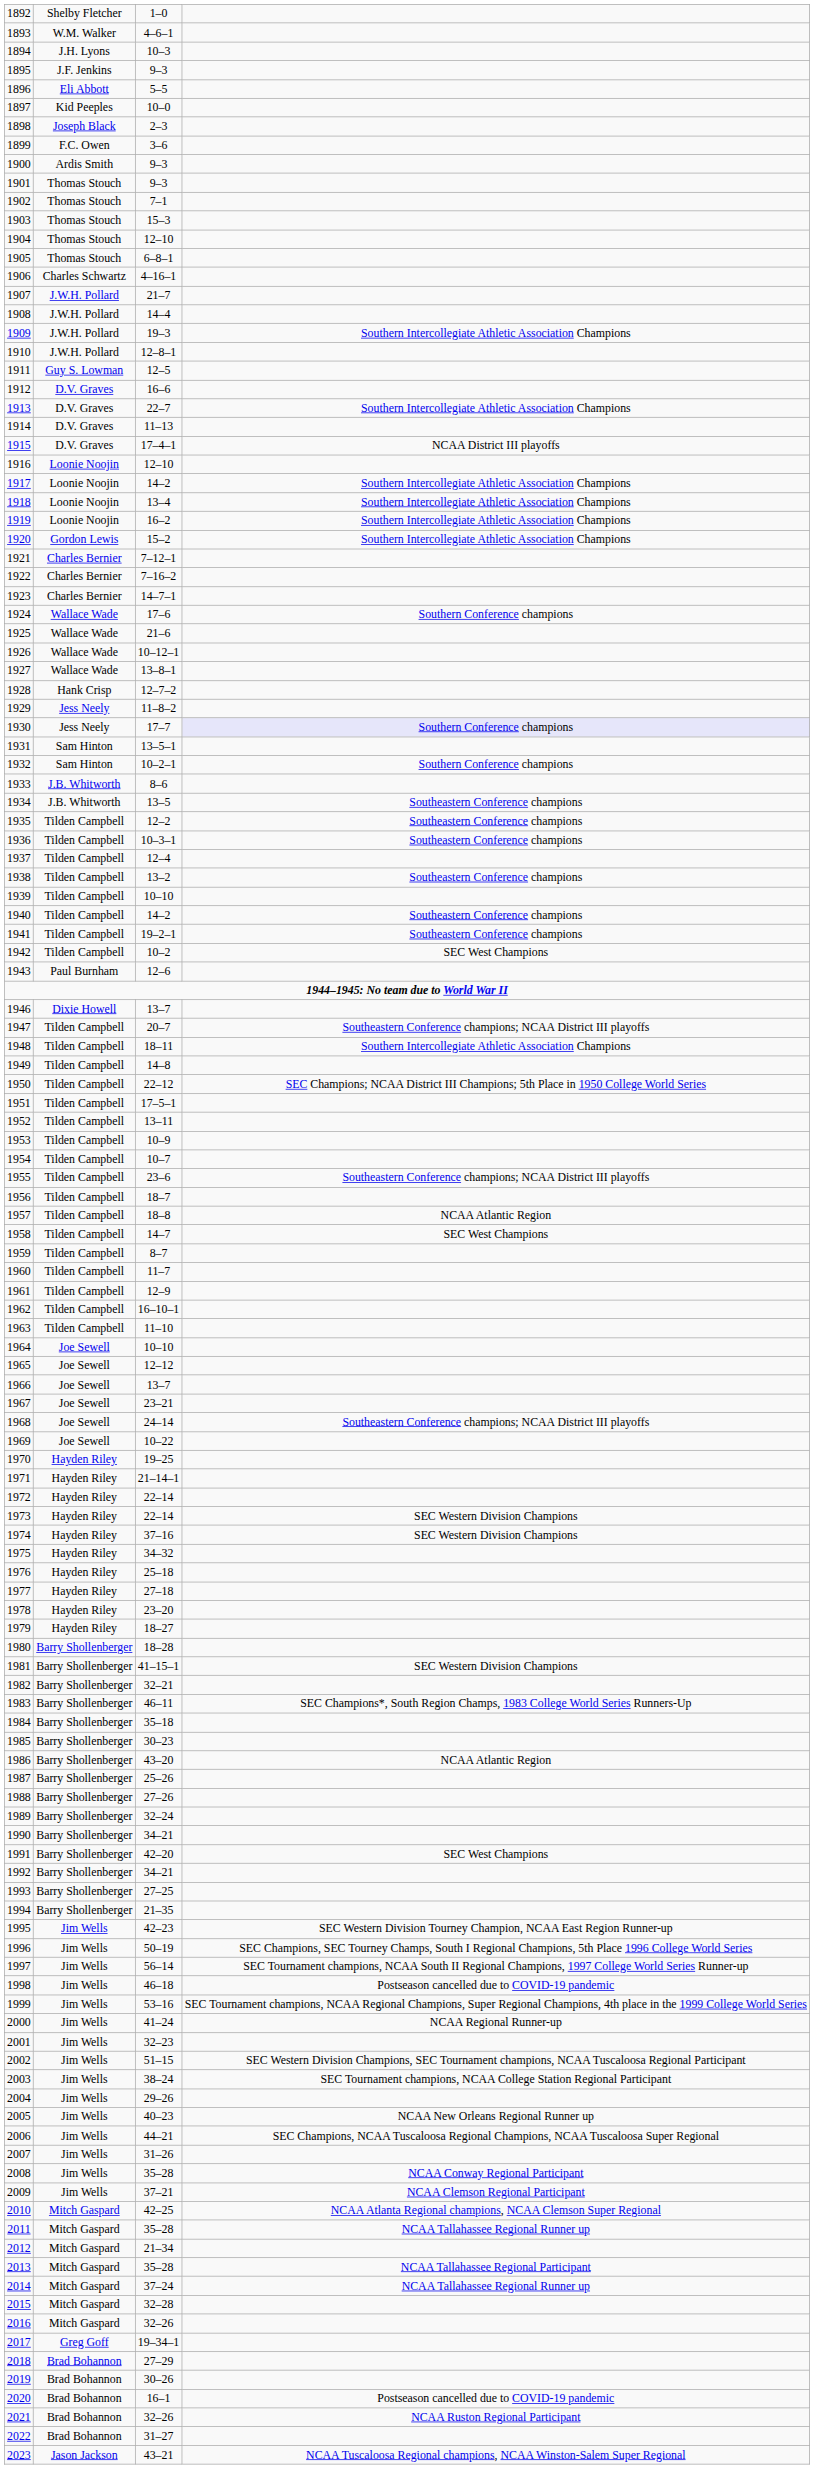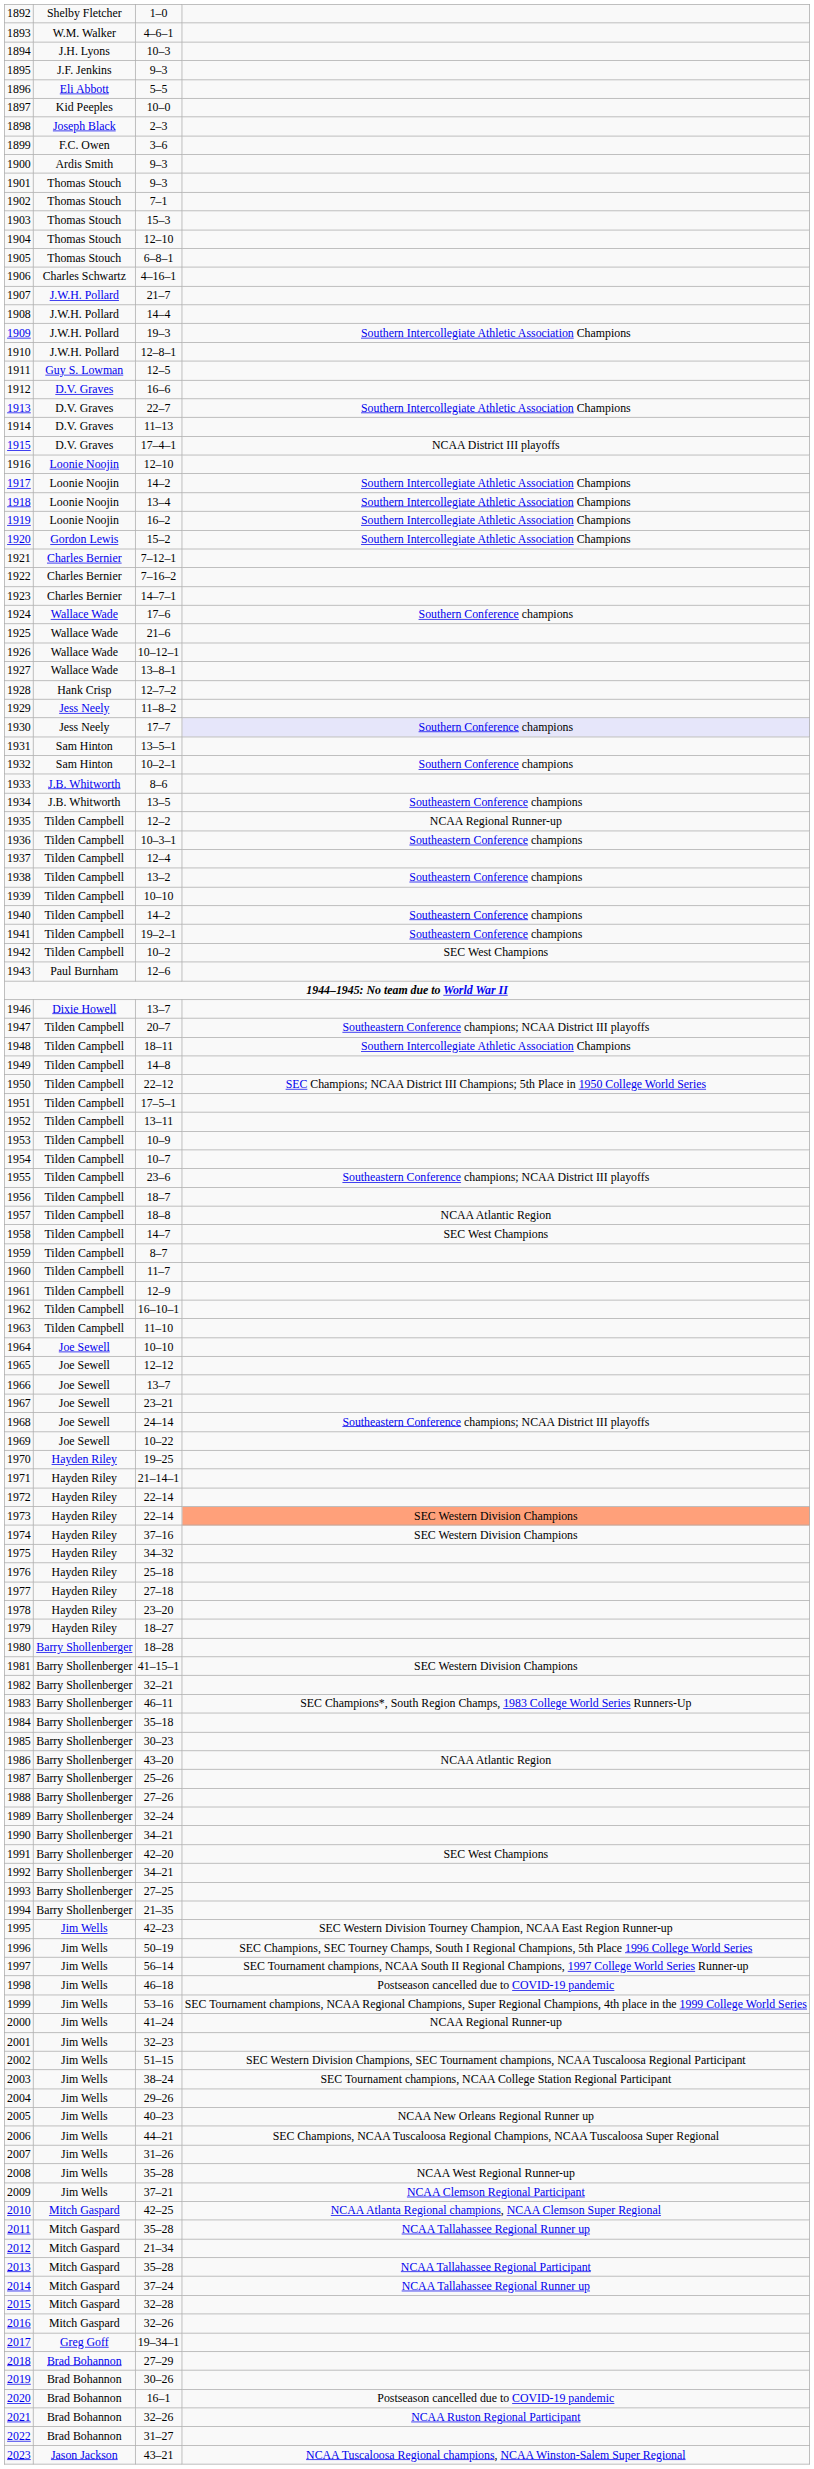(496, 821) Southeastern Conference champions -> (496, 821) NCAA Regional Runner-up
(496, 1516) no background -> (496, 1516) lightsalmon background
(496, 2173) NCAA Conway Regional Participant -> (496, 2173) NCAA West Regional Runner-up
